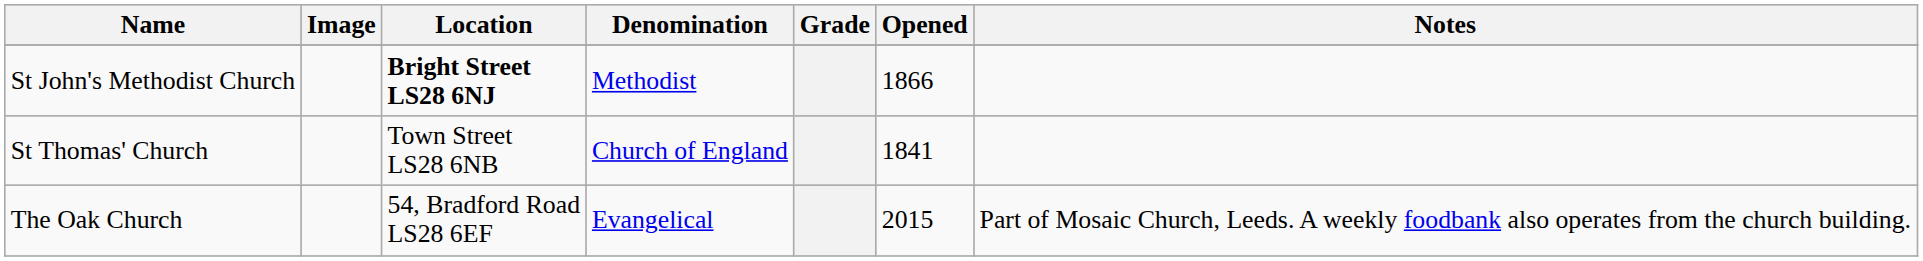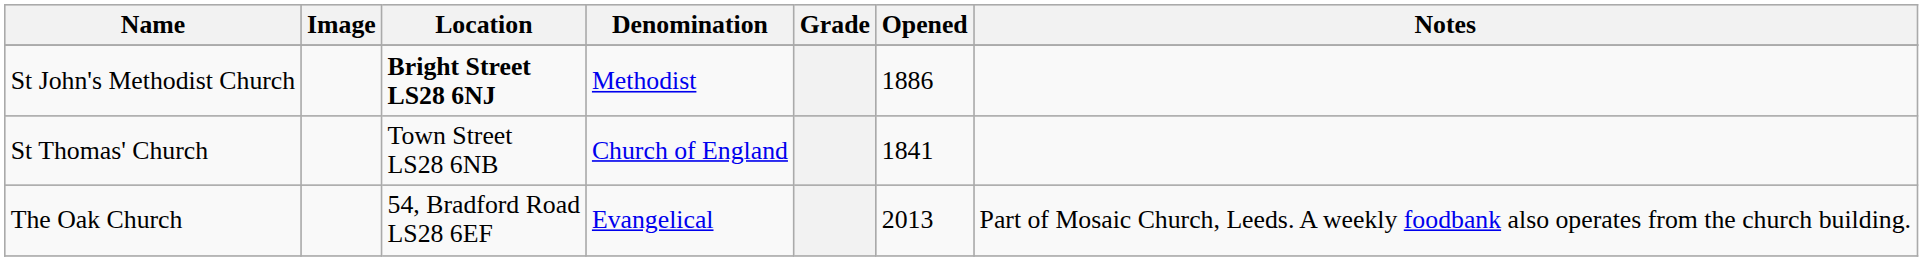(908, 80) 1866 -> (908, 80) 1886
(908, 219) 2015 -> (908, 219) 2013
